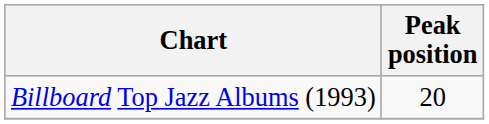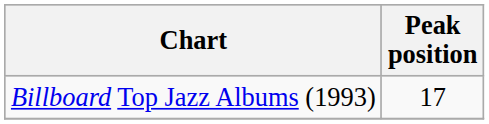(433, 97) 20 -> (433, 97) 17
